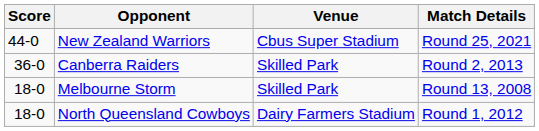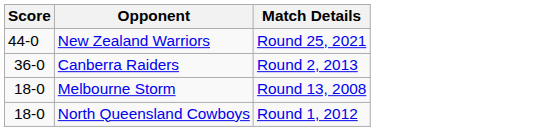- column: (336, 16)
